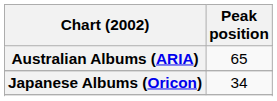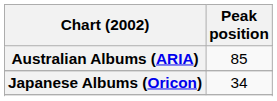(239, 58) 65 -> (239, 58) 85
